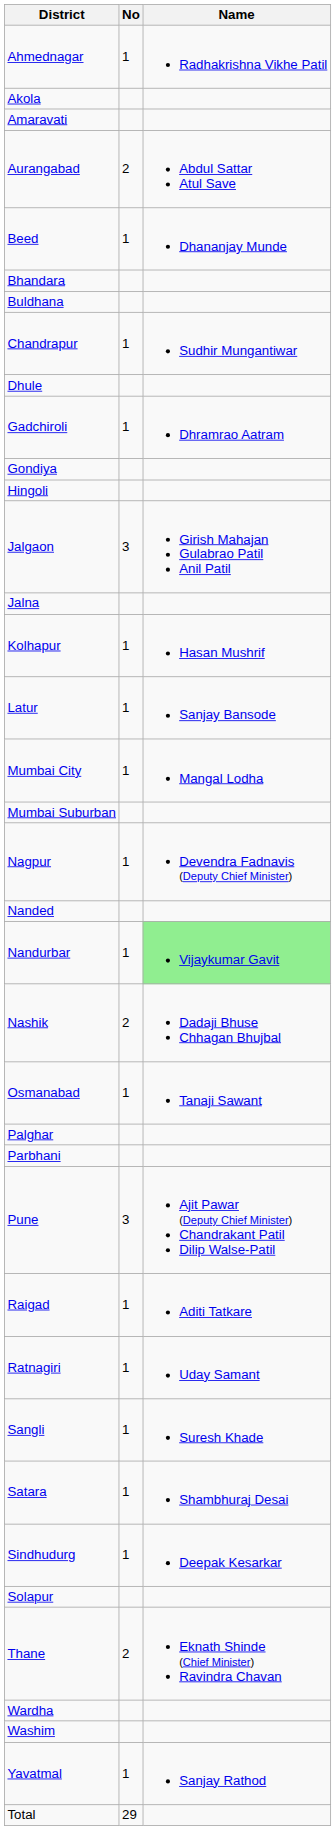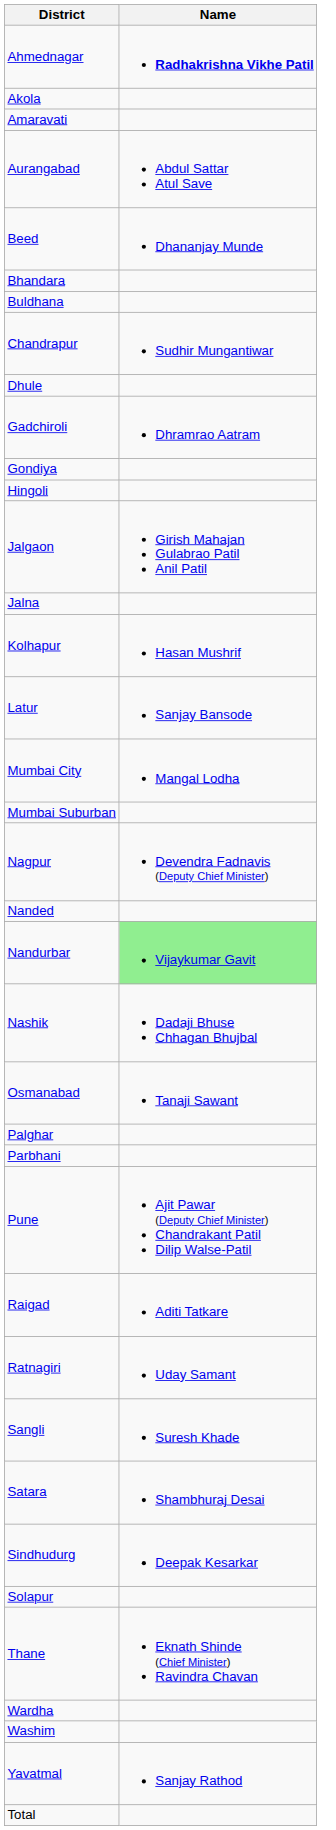- column: (131, 15)
(237, 64) normal -> (218, 64) bold
